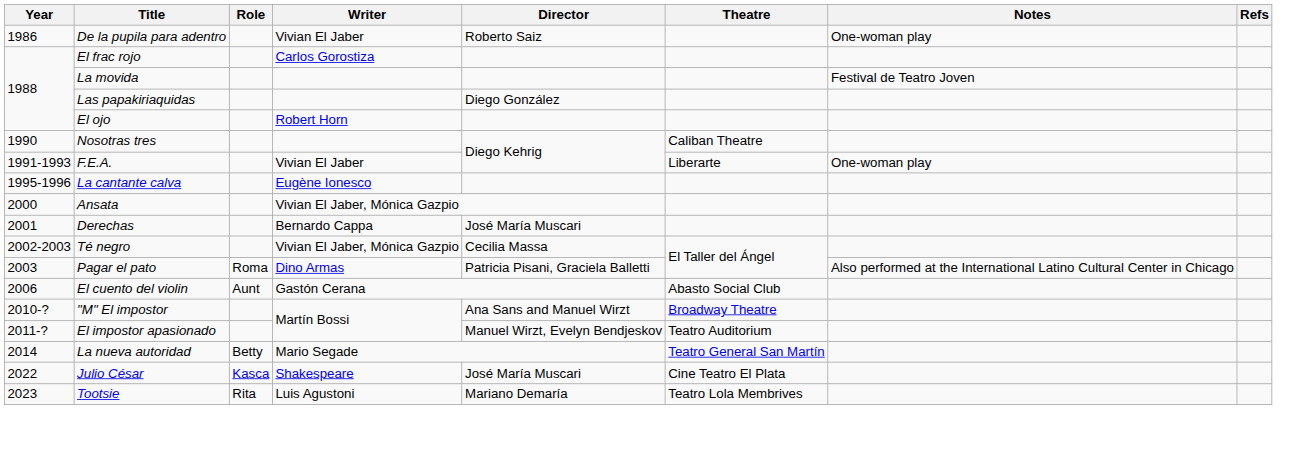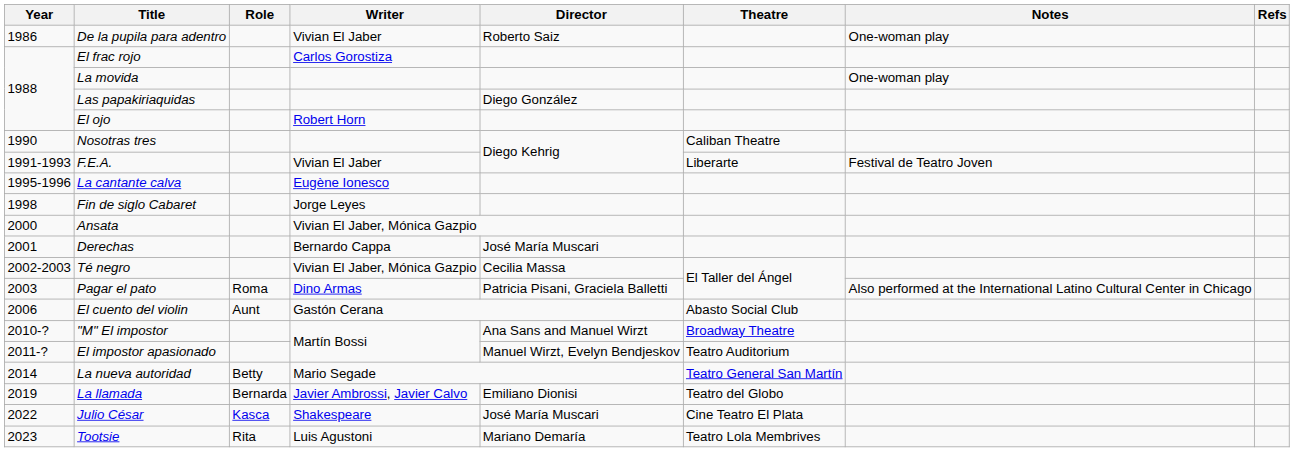(903, 78) Festival de Teatro Joven -> (899, 78) One-woman play
(881, 162) One-woman play -> (920, 162) Festival de Teatro Joven
+ row: (137, 204)
+ row: (110, 394)
